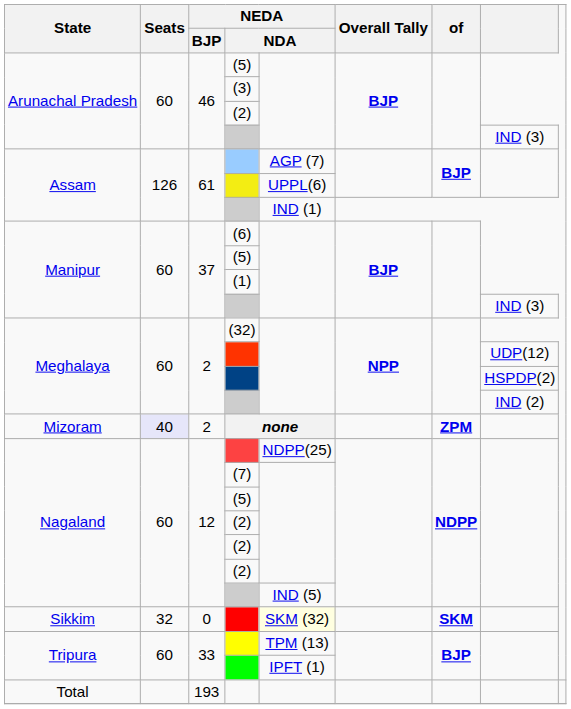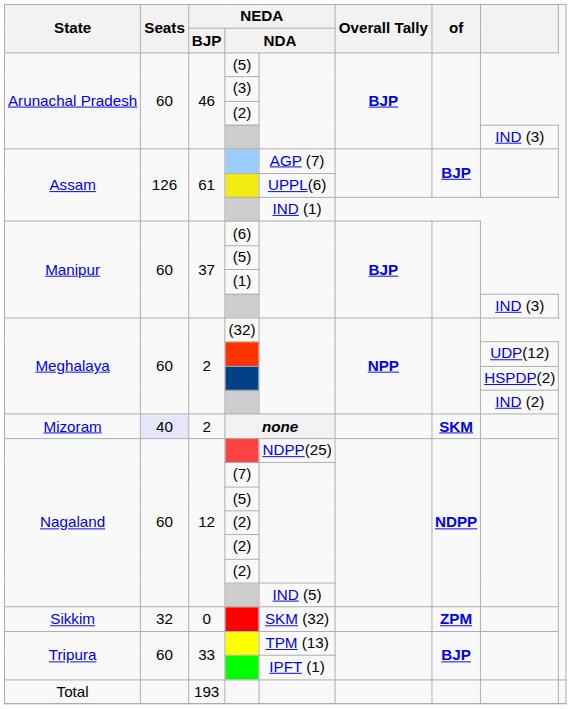(456, 426) ZPM -> (456, 426) SKM
(297, 619) lightyellow background -> (297, 619) no background
(456, 619) SKM -> (456, 619) ZPM
